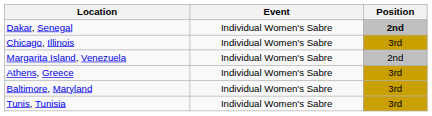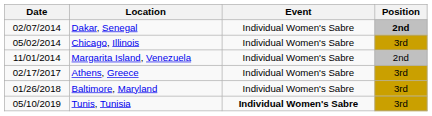+ column: (37, 12)
(277, 104) normal -> (298, 104) bold
